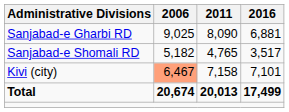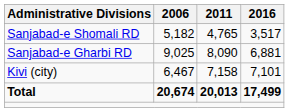rows swapped: (70, 33) <-> (73, 53)
(179, 72) lightsalmon background -> (179, 72) no background
